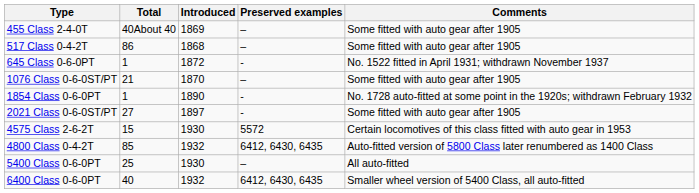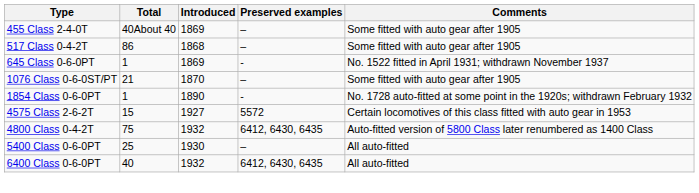(193, 63) 1872 -> (193, 63) 1869
- row: (62, 113)
(193, 130) 1930 -> (193, 113) 1927
(128, 146) 85 -> (128, 130) 75
(466, 180) Smaller wheel version of 5400 Class, all auto-fitted -> (378, 163) All auto-fitted
